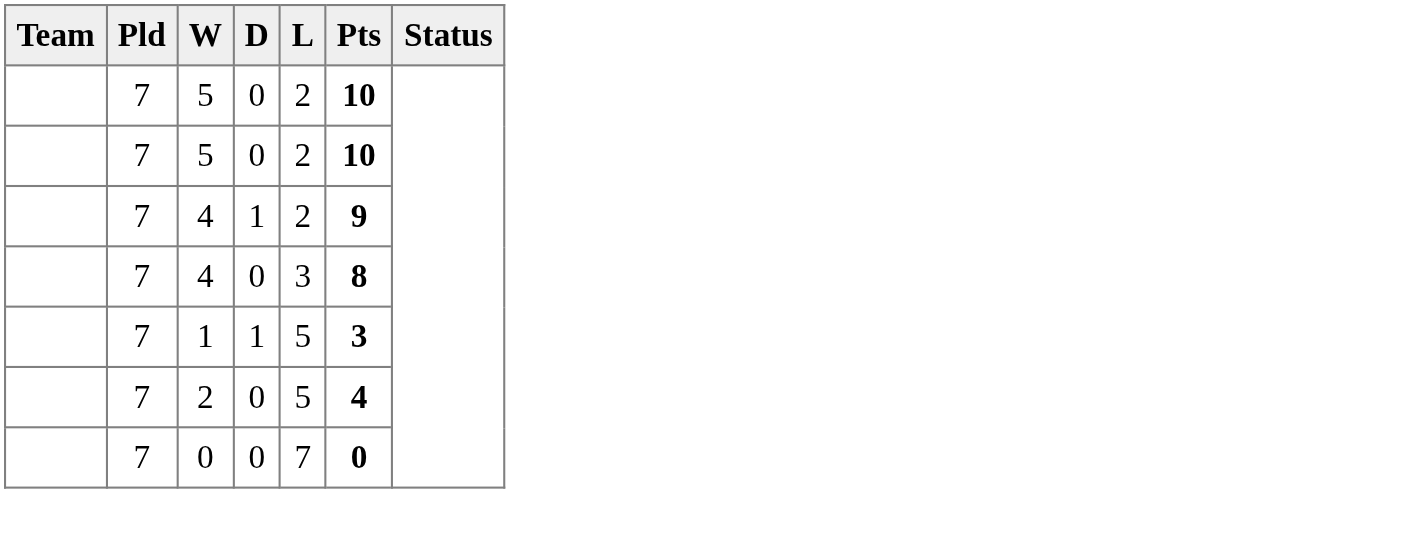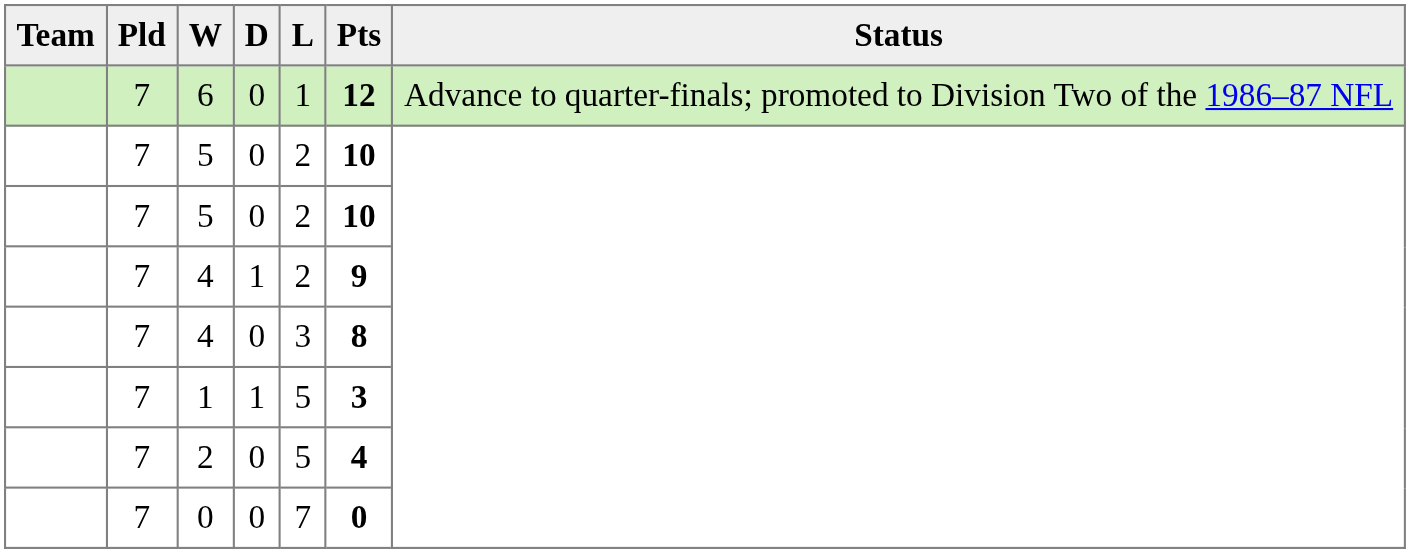+ row: (205, 94)
